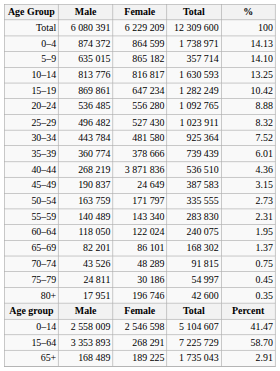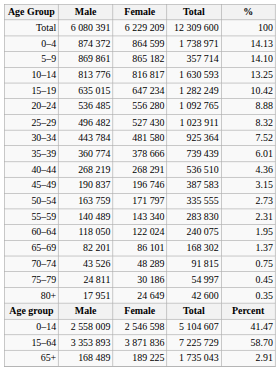(94, 59) 635 015 -> (94, 59) 869 861
(94, 91) 869 861 -> (94, 91) 635 015
(145, 169) 3 871 836 -> (148, 169) 268 291
(151, 185) 24 649 -> (148, 185) 196 746
(148, 295) 196 746 -> (151, 295) 24 649
(148, 342) 268 291 -> (145, 342) 3 871 836
